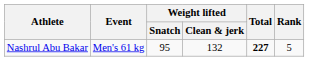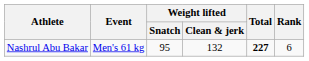(289, 48) 5 -> (289, 48) 6
